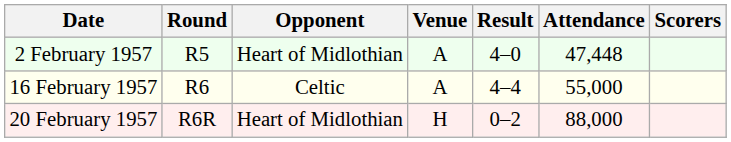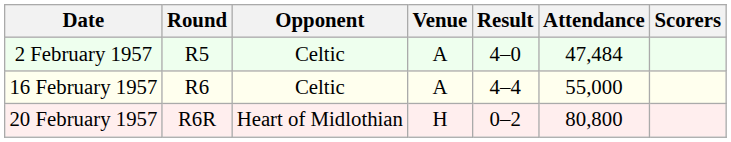(320, 53) Heart of Midlothian -> (320, 53) Celtic
(594, 53) 47,448 -> (594, 53) 47,484
(594, 119) 88,000 -> (594, 119) 80,800
